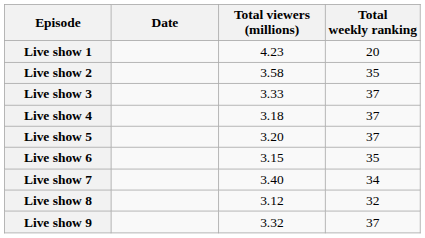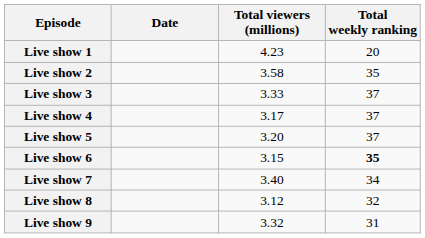(272, 115) 3.18 -> (272, 115) 3.17
(373, 158) normal -> (373, 158) bold
(373, 222) 37 -> (373, 222) 31
